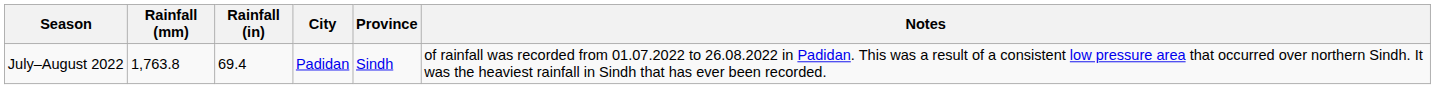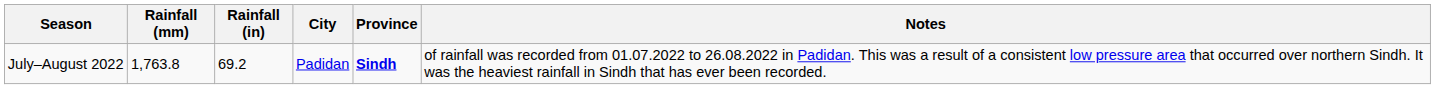(232, 63) 69.4 -> (232, 63) 69.2
(375, 63) normal -> (376, 63) bold
